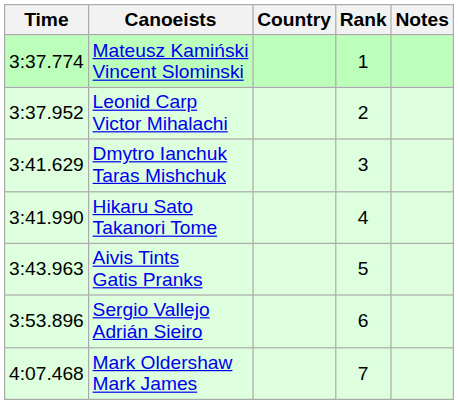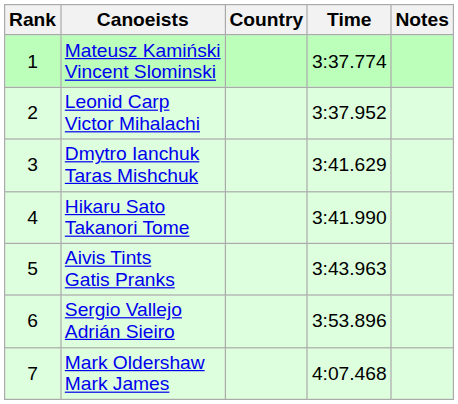columns swapped: (363, 19) <-> (46, 19)
